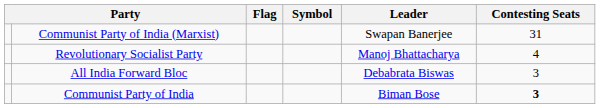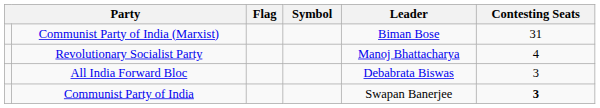(409, 34) Swapan Banerjee -> (409, 34) Biman Bose
(409, 93) Biman Bose -> (409, 93) Swapan Banerjee
